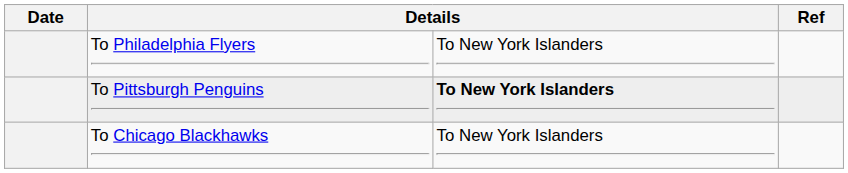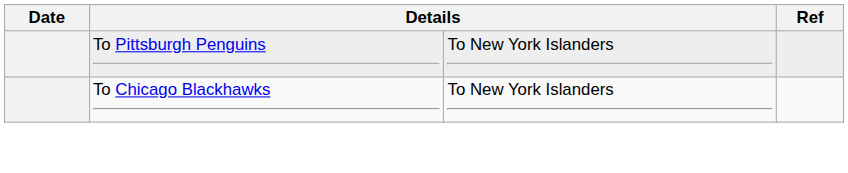- row: (260, 50)
(606, 95) bold -> (610, 50) normal
